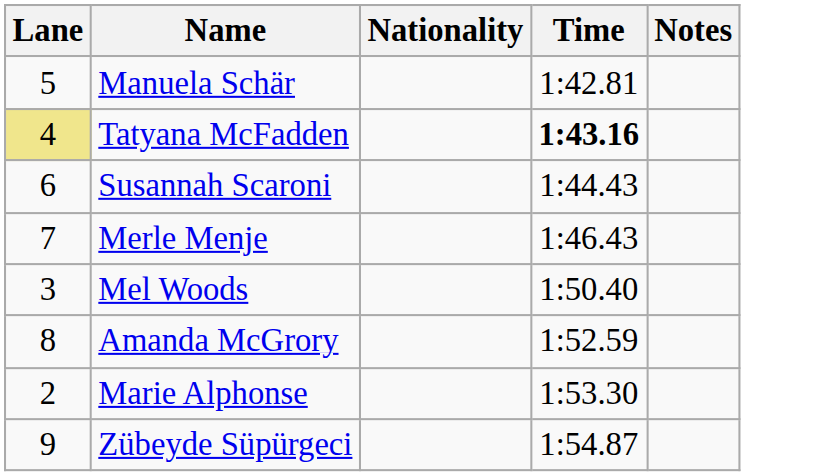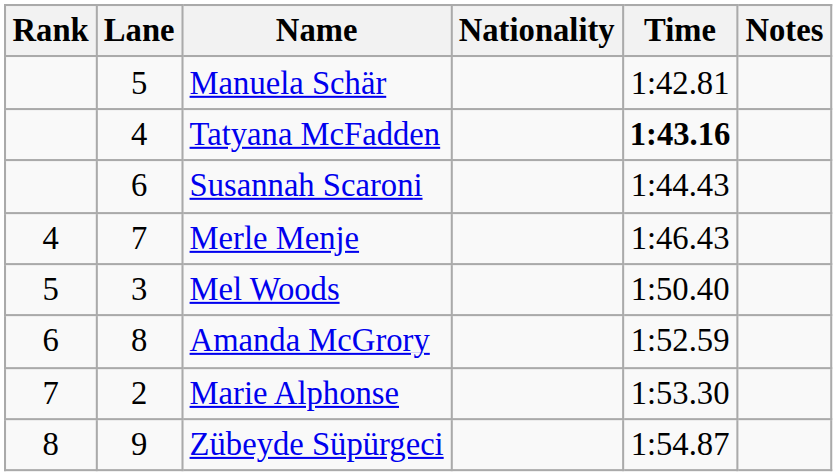+ column: (51, 30)
(48, 133) khaki background -> (139, 133) no background
